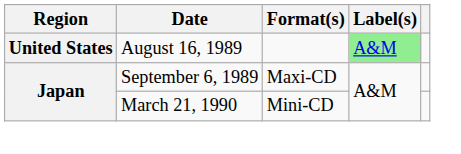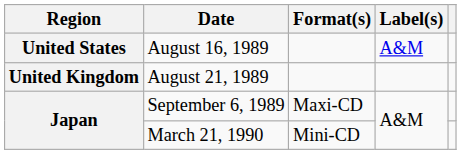(375, 47) lightgreen background -> (401, 47) no background
+ row: (208, 76)
